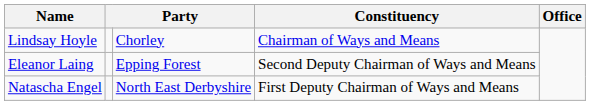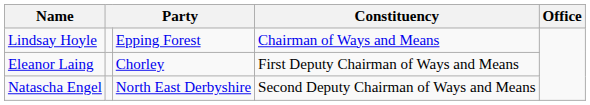(140, 40) Chorley -> (158, 40) Epping Forest
(158, 64) Epping Forest -> (140, 64) Chorley
(397, 64) Second Deputy Chairman of Ways and Means -> (388, 64) First Deputy Chairman of Ways and Means
(388, 87) First Deputy Chairman of Ways and Means -> (397, 87) Second Deputy Chairman of Ways and Means
